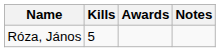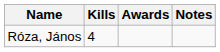(91, 36) 5 -> (91, 36) 4
